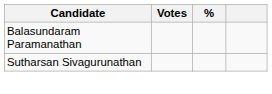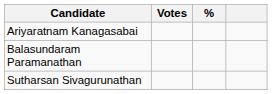+ row: (72, 31)
